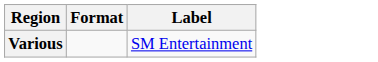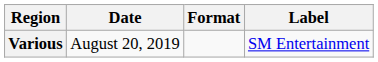+ column: (125, 17)
